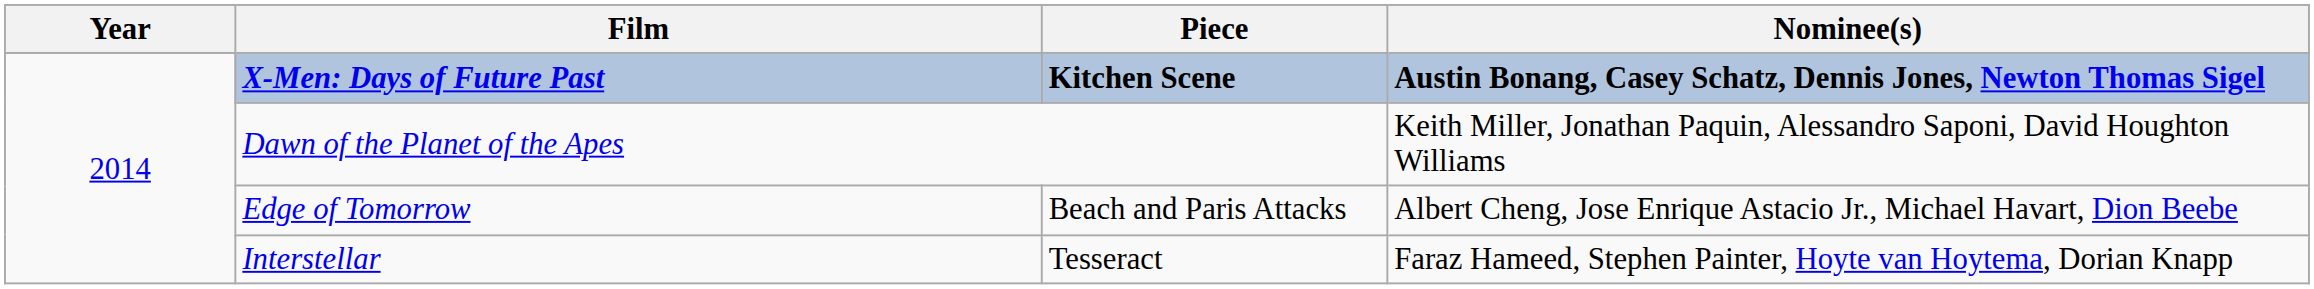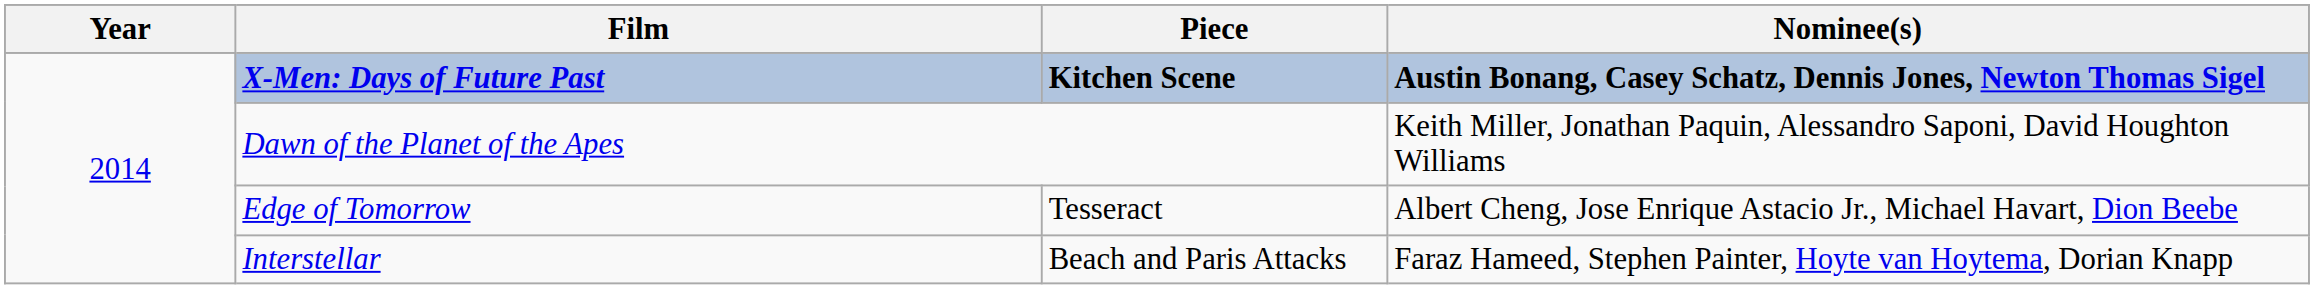(1198, 209) Beach and Paris Attacks -> (1106, 209) Tesseract
(1106, 258) Tesseract -> (1198, 258) Beach and Paris Attacks
